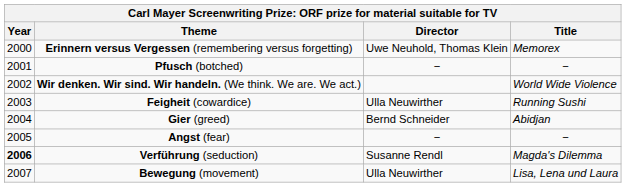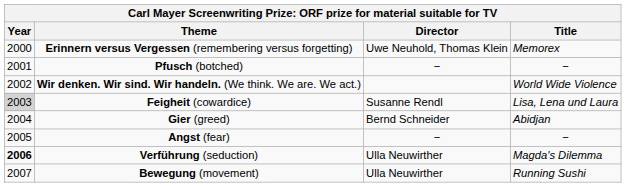(19, 102) no background -> (19, 102) lightgrey background
(404, 102) Ulla Neuwirther -> (404, 102) Susanne Rendl
(549, 102) Running Sushi -> (566, 102) Lisa, Lena und Laura
(404, 155) Susanne Rendl -> (404, 155) Ulla Neuwirther
(566, 173) Lisa, Lena und Laura -> (549, 173) Running Sushi
